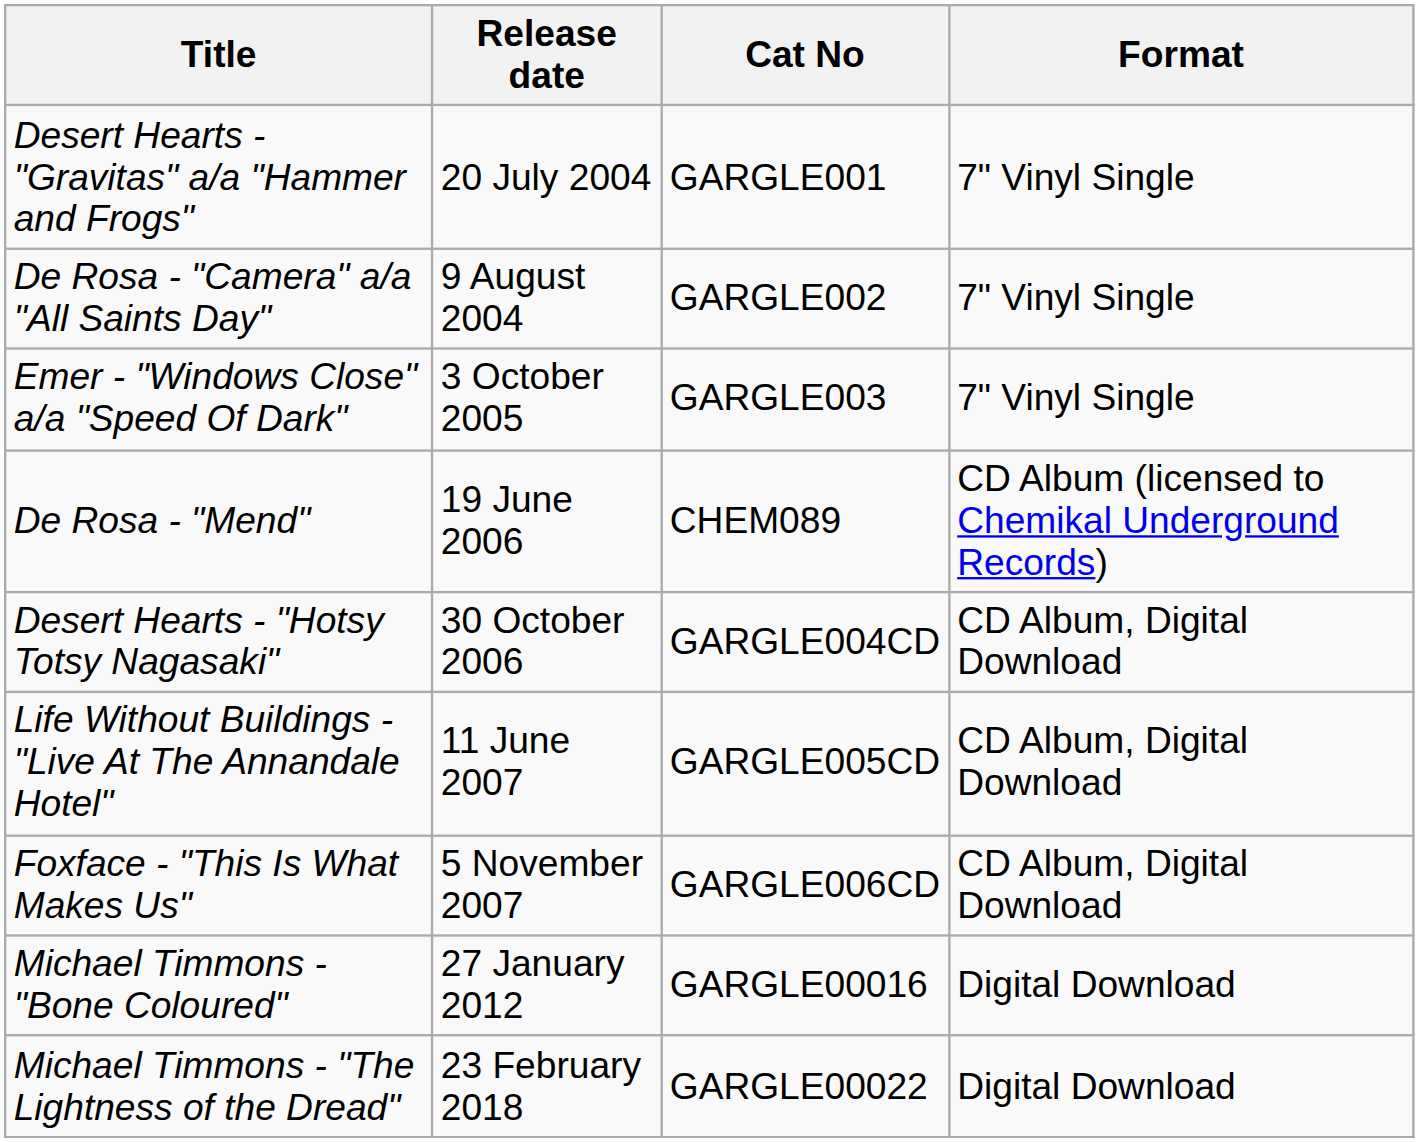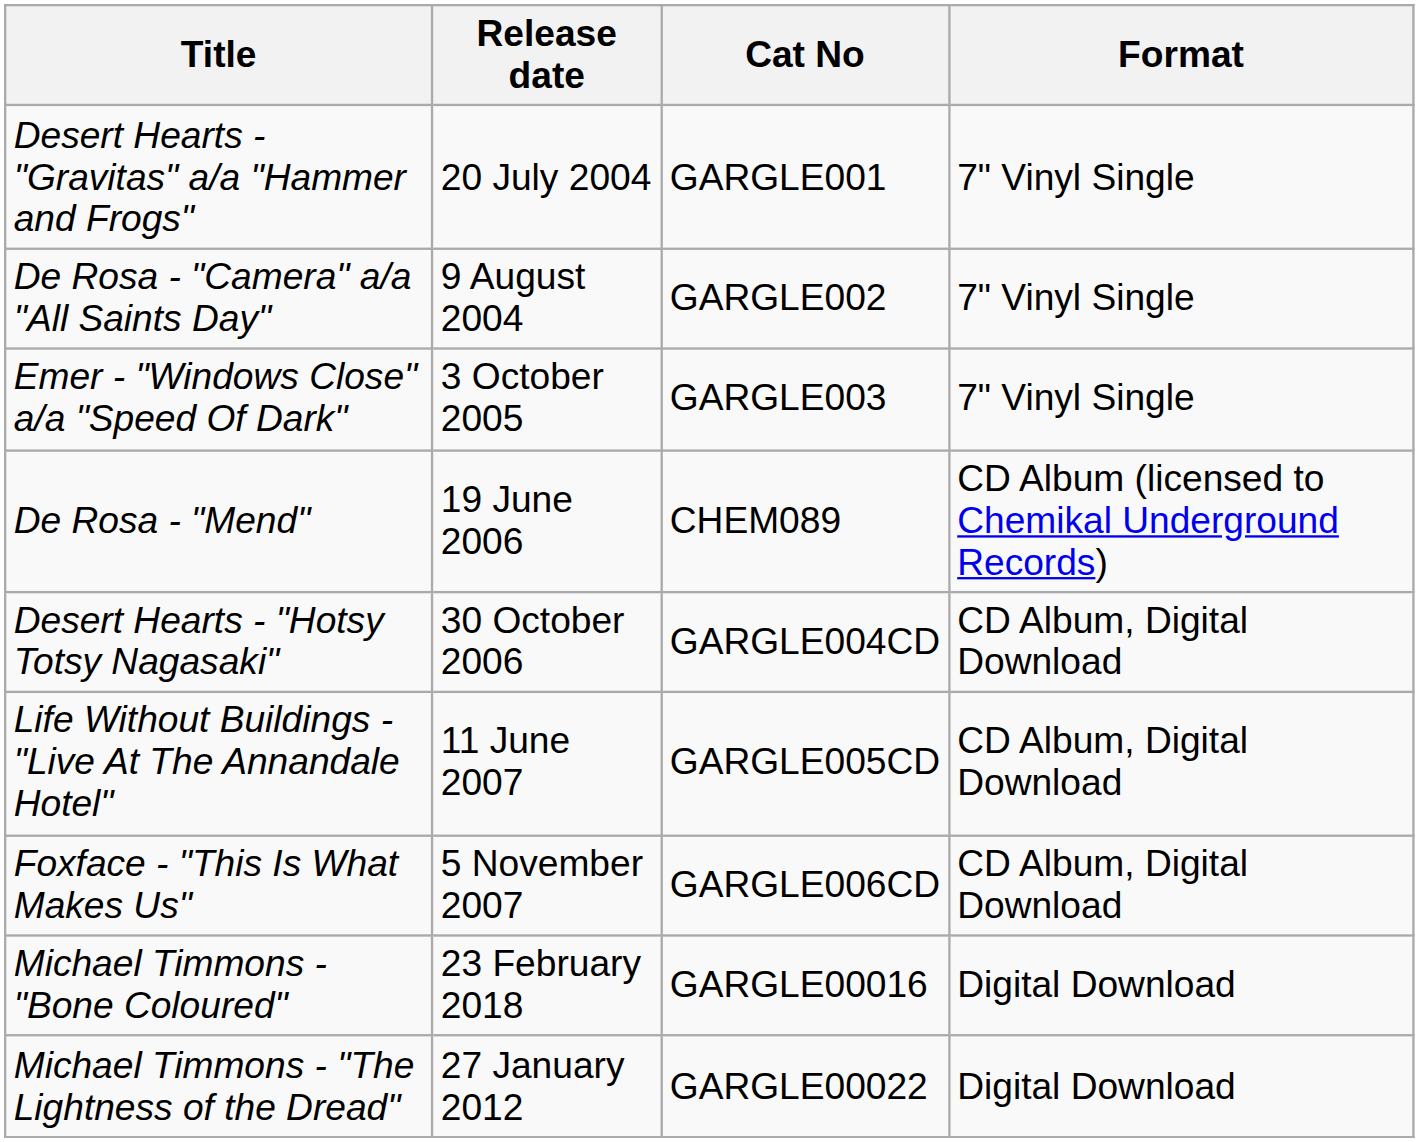(533, 985) 27 January 2012 -> (541, 985) 23 February 2018
(541, 1085) 23 February 2018 -> (533, 1085) 27 January 2012
